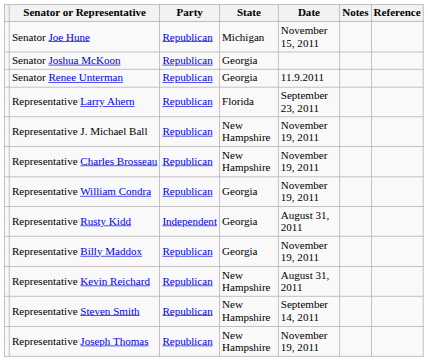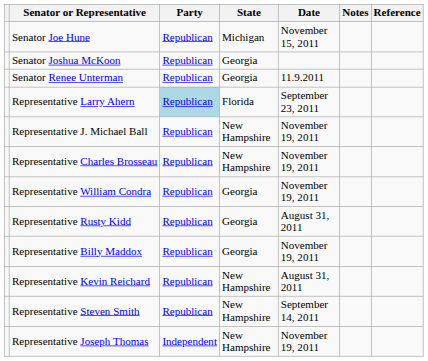(188, 101) no background -> (188, 101) lightblue background
(190, 221) Independent -> (188, 221) Republican
(188, 341) Republican -> (190, 341) Independent
